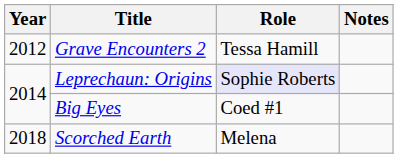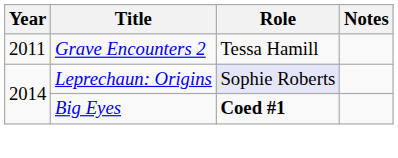(28, 49) 2012 -> (27, 49) 2011
(252, 108) normal -> (253, 108) bold
- row: (113, 138)
